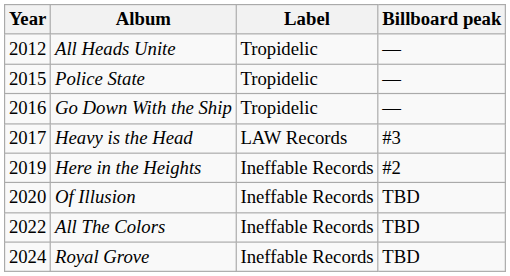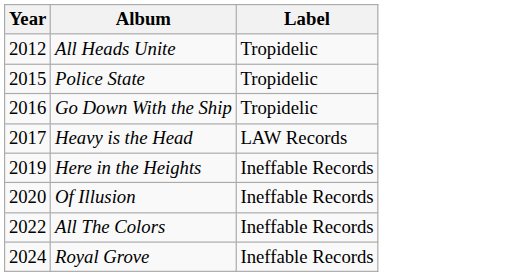- column: (442, 19)
